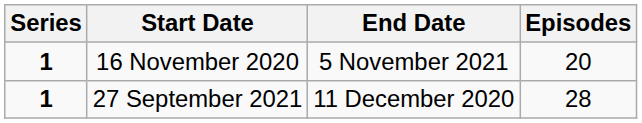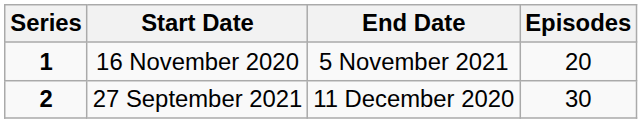(46, 99) 1 -> (46, 99) 2
(578, 99) 28 -> (578, 99) 30
